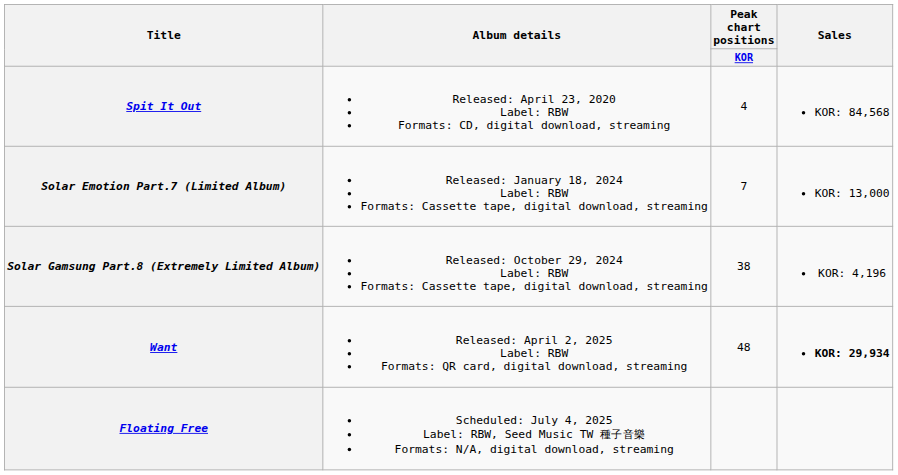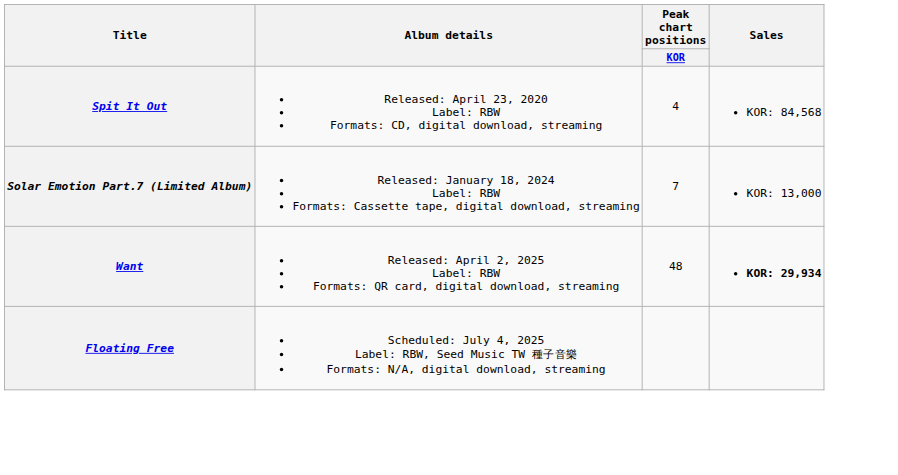- row: (164, 267)
